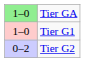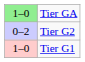rows swapped: (57, 31) <-> (57, 48)
